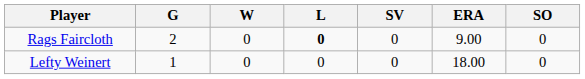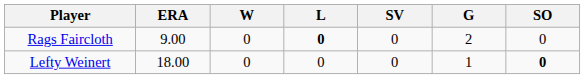columns swapped: (173, 16) <-> (469, 16)
(543, 62) normal -> (543, 62) bold
